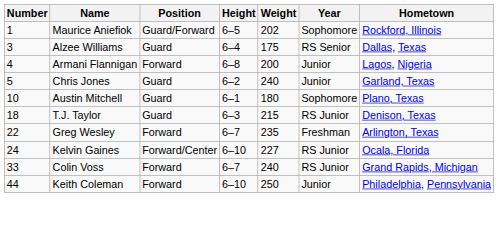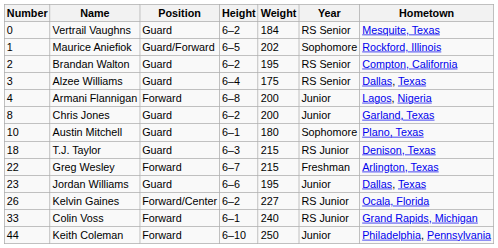+ row: (92, 30)
+ row: (91, 64)
(10, 81) 5 -> (10, 116) 8
(270, 81) 240 -> (270, 116) 200
(270, 133) 235 -> (270, 167) 215
+ row: (91, 184)
(13, 150) 24 -> (13, 201) 26
(234, 150) 6–10 -> (231, 201) 6–2
(231, 167) 6–7 -> (231, 218) 6–1
